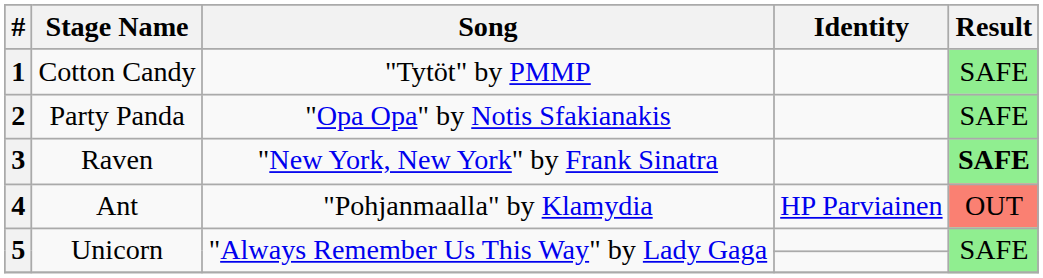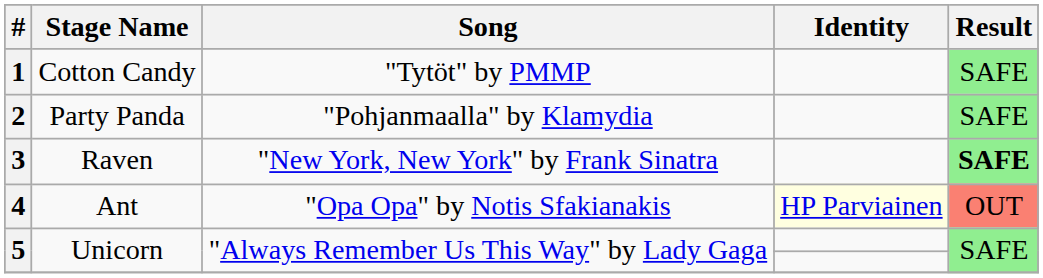(488, 116) "Opa Opa" by Notis Sfakianakis -> (488, 116) "Pohjanmaalla" by Klamydia
(488, 205) "Pohjanmaalla" by Klamydia -> (488, 205) "Opa Opa" by Notis Sfakianakis
(861, 205) no background -> (861, 205) lightyellow background
